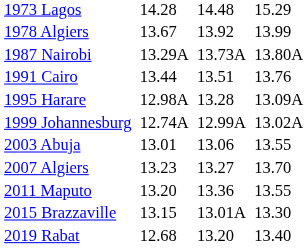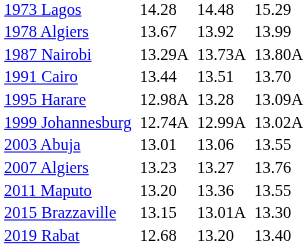(273, 77) 13.76 -> (273, 77) 13.70
(273, 167) 13.70 -> (273, 167) 13.76
